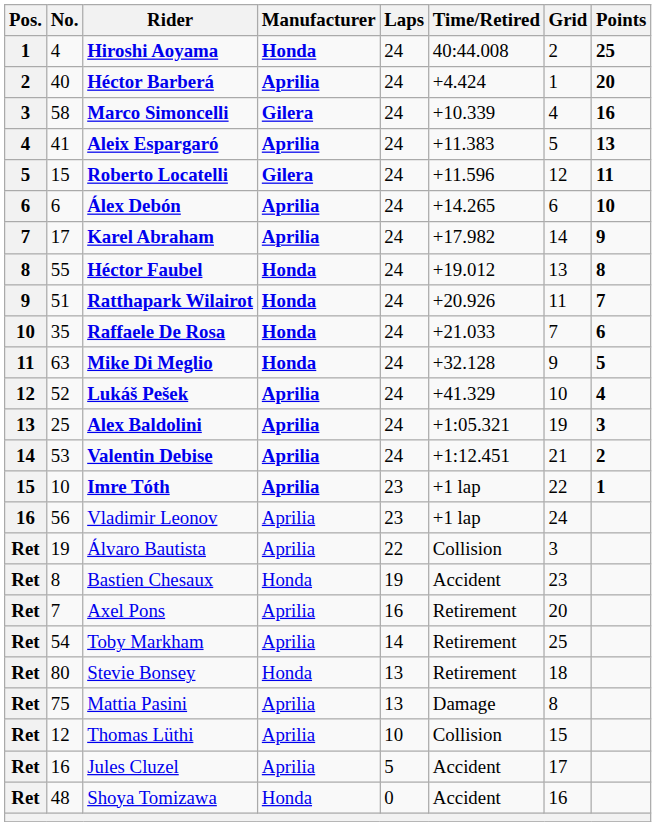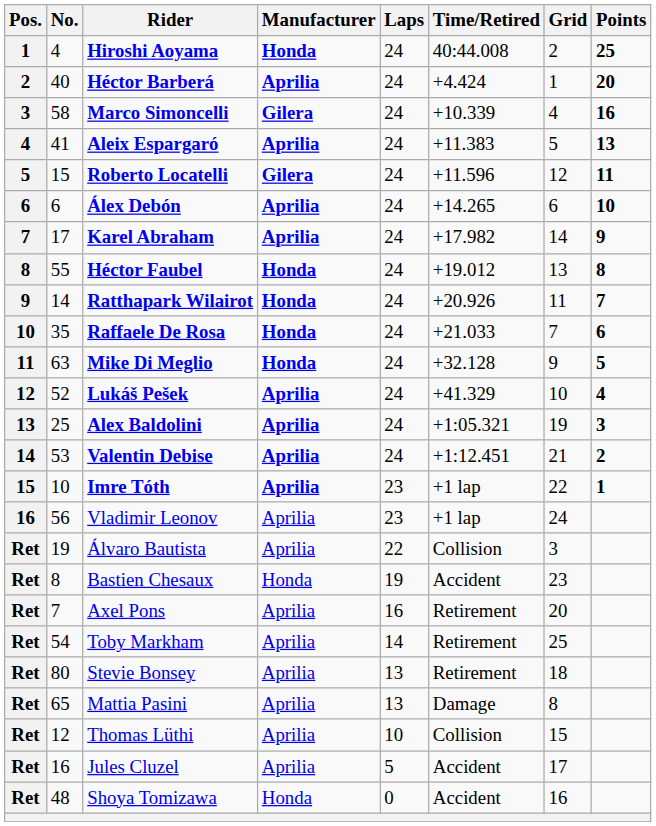(60, 299) 51 -> (60, 299) 14
(287, 672) Honda -> (289, 672) Aprilia
(60, 703) 75 -> (60, 703) 65
